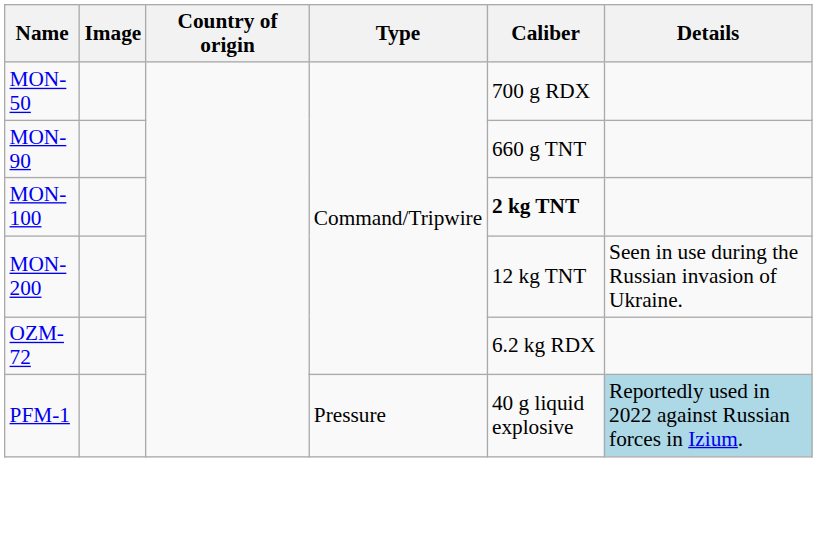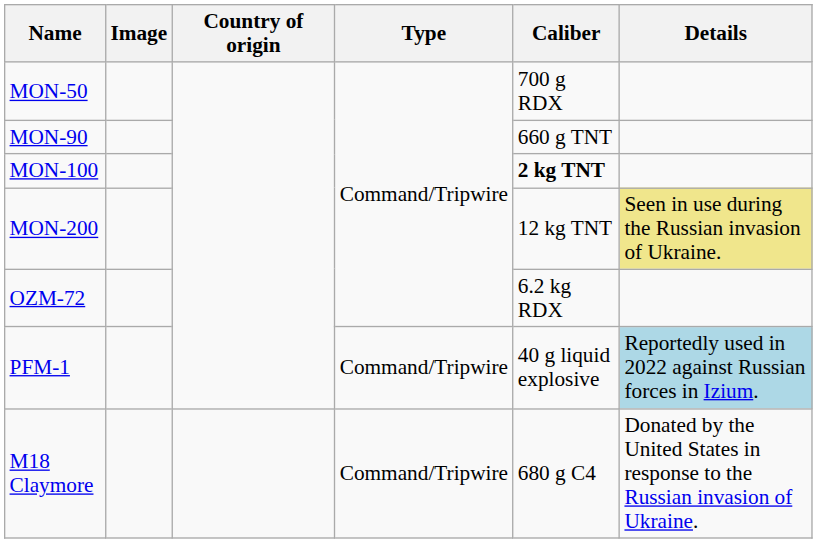(704, 276) no background -> (713, 228) khaki background
(350, 415) Pressure -> (424, 367) Command/Tripwire
+ row: (52, 473)
